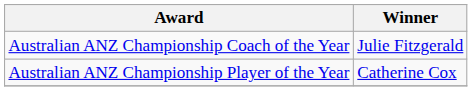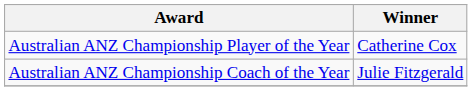rows swapped: (179, 72) <-> (179, 45)
